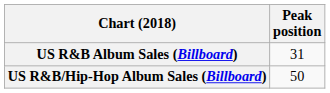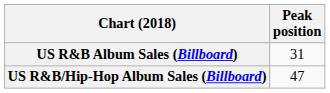(297, 76) 50 -> (297, 76) 47
